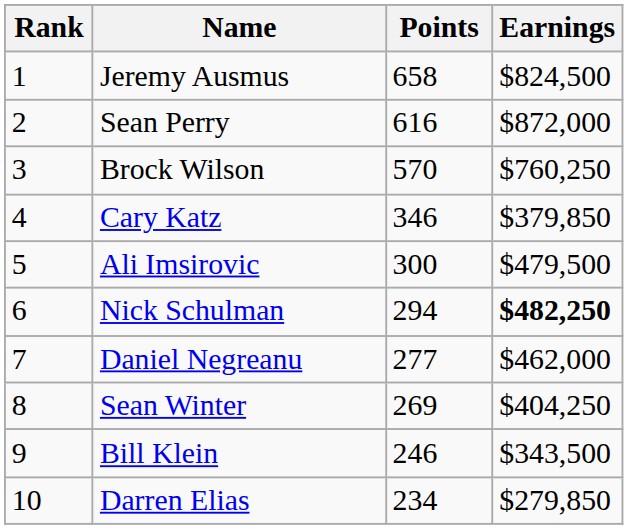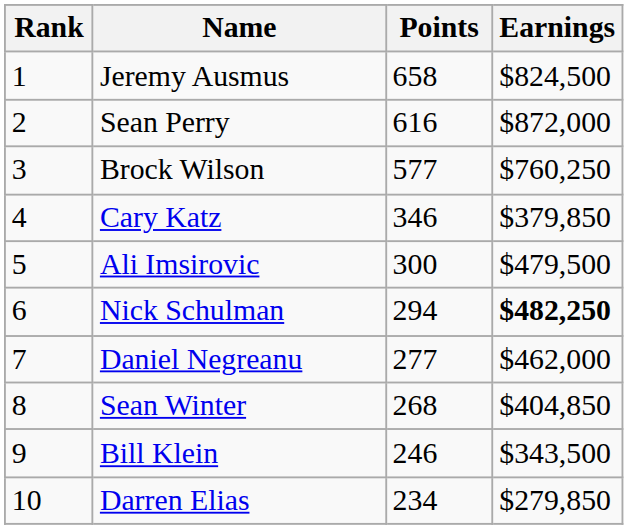(415, 169) 570 -> (415, 169) 577
(415, 405) 269 -> (415, 405) 268
(555, 405) $404,250 -> (555, 405) $404,850
